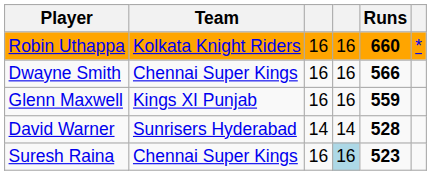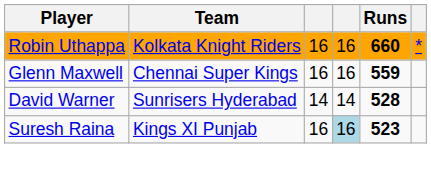- row: (65, 73)
(195, 101) Kings XI Punjab -> (215, 73) Chennai Super Kings
(215, 156) Chennai Super Kings -> (195, 128) Kings XI Punjab
